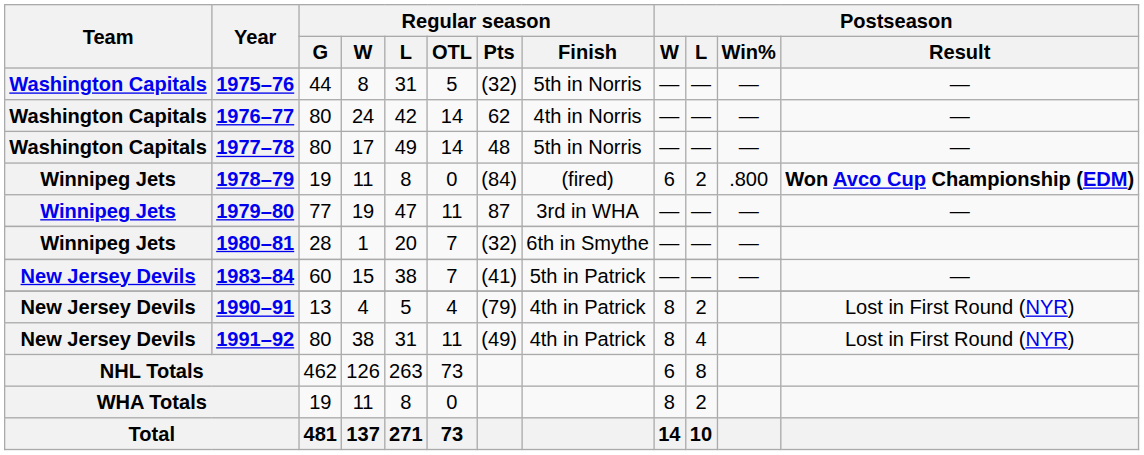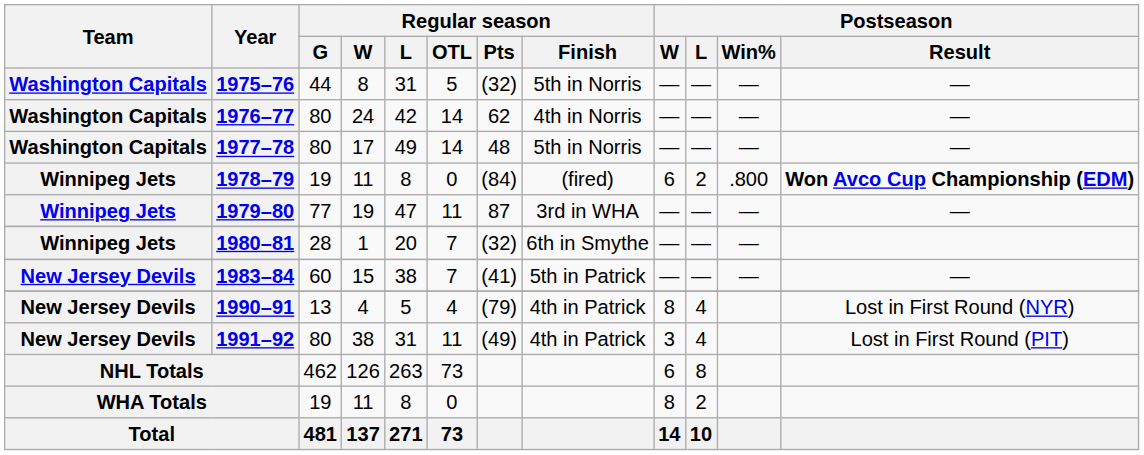(701, 307) 2 -> (701, 307) 4
(669, 338) 8 -> (669, 338) 3
(960, 338) Lost in First Round (NYR) -> (960, 338) Lost in First Round (PIT)
